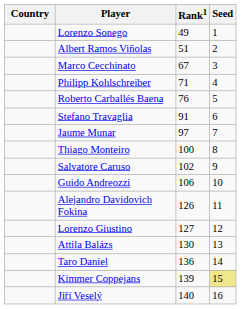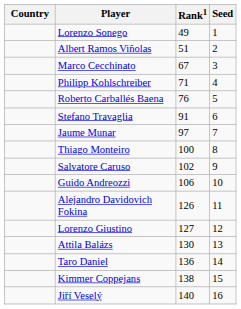(186, 278) 139 -> (186, 278) 138
(217, 278) khaki background -> (217, 278) no background
